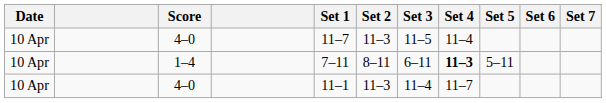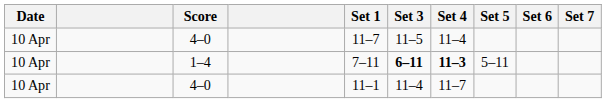- column: (376, 16)
(418, 63) normal -> (409, 63) bold
